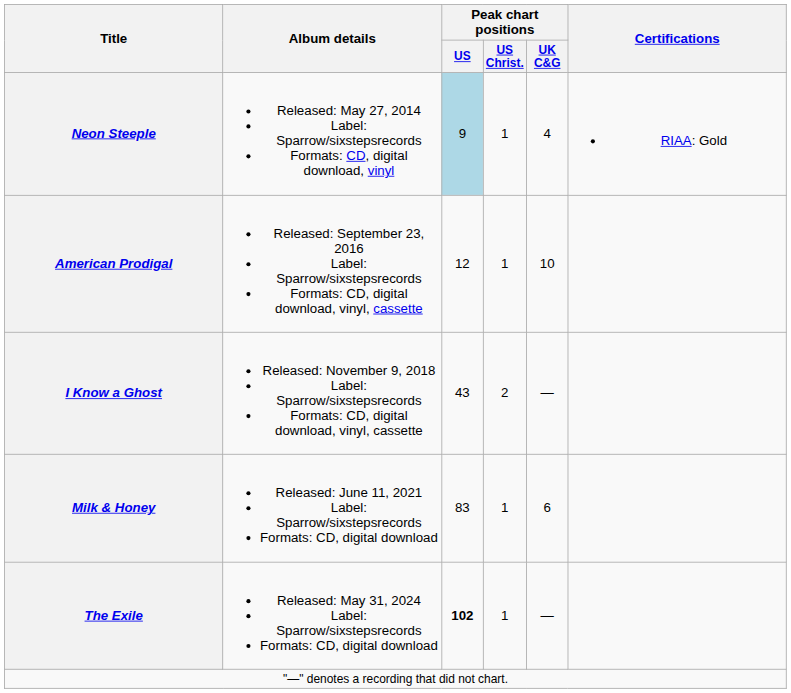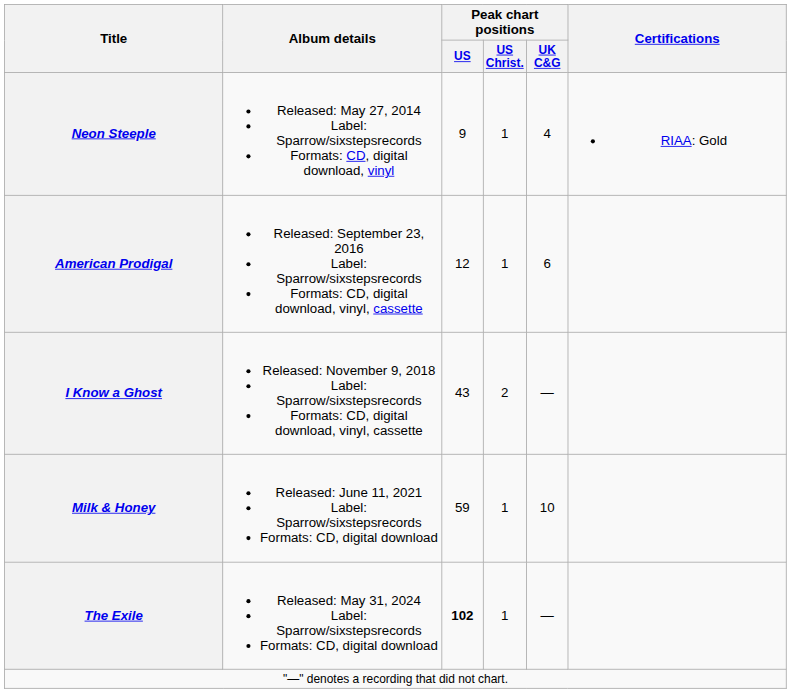(462, 133) lightblue background -> (462, 133) no background
(547, 263) 10 -> (547, 263) 6
(462, 508) 83 -> (462, 508) 59
(547, 508) 6 -> (547, 508) 10
